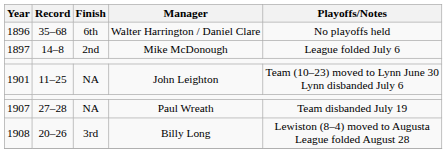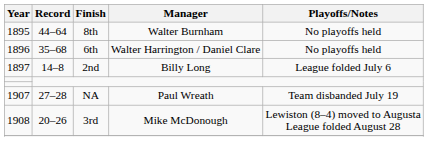+ row: (18, 31)
(186, 49) Mike McDonough -> (186, 67) Billy Long
- row: (18, 79)
(186, 133) Billy Long -> (186, 120) Mike McDonough
